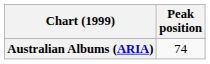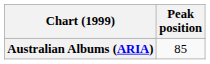(181, 48) 74 -> (181, 48) 85
